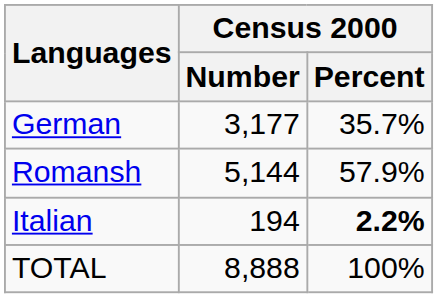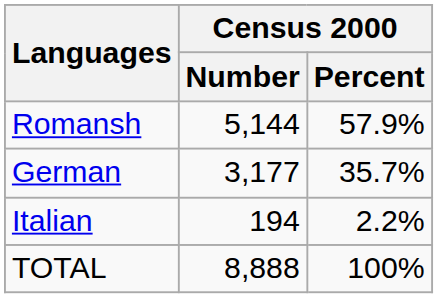rows swapped: (67, 124) <-> (77, 172)
(390, 220) bold -> (390, 220) normal
